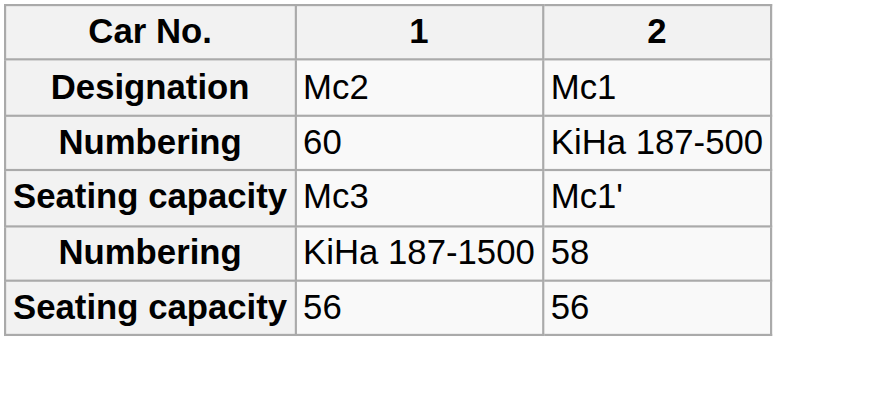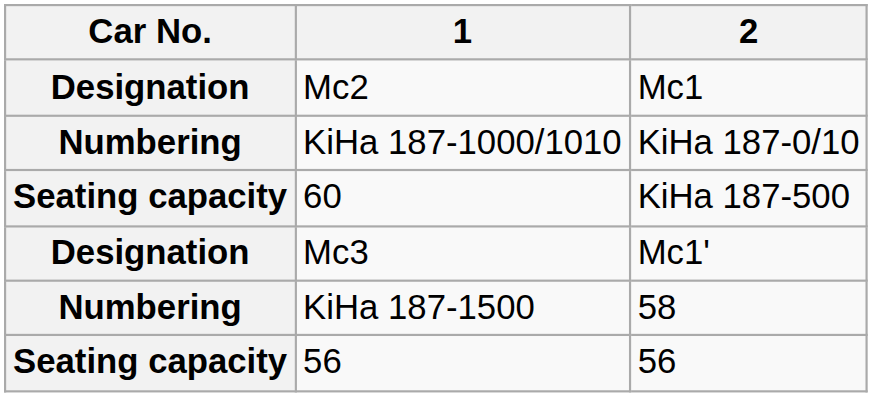+ row: (462, 142)
(150, 142) Numbering -> (150, 197) Seating capacity
(150, 197) Seating capacity -> (150, 252) Designation
